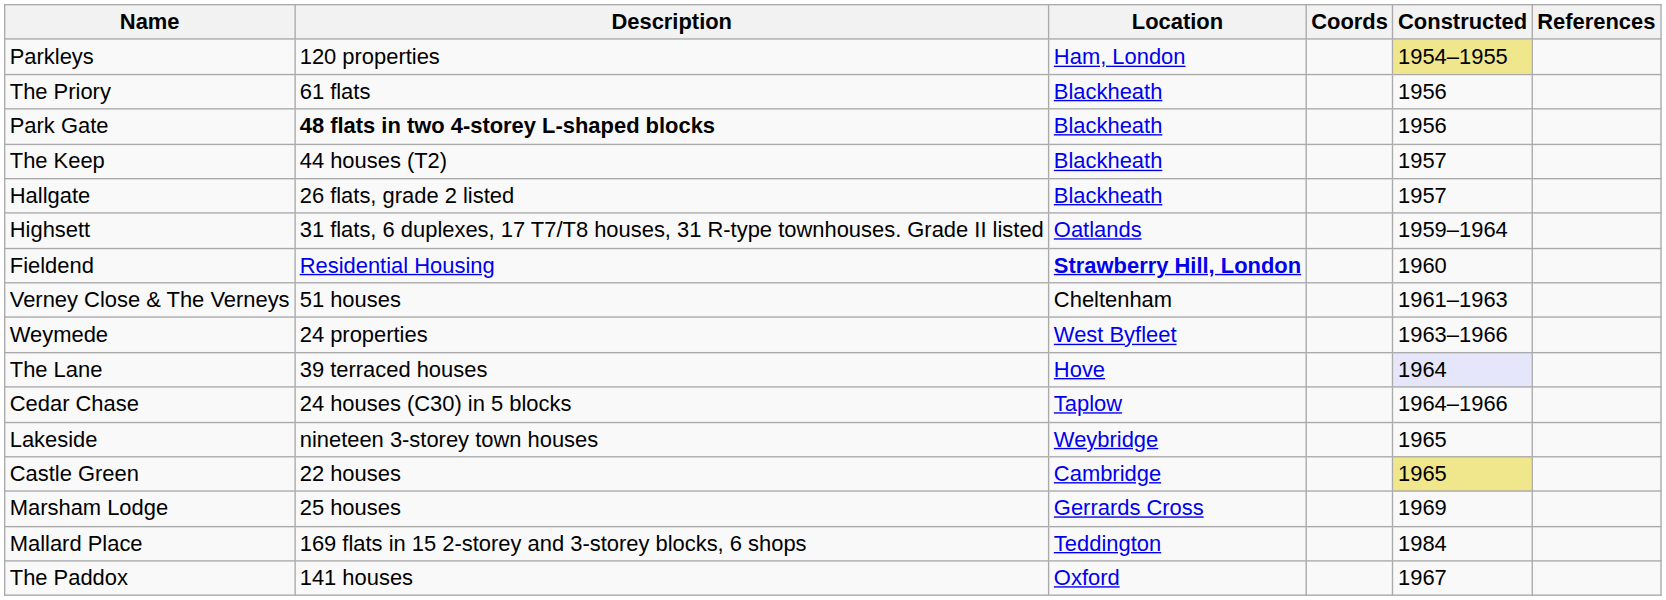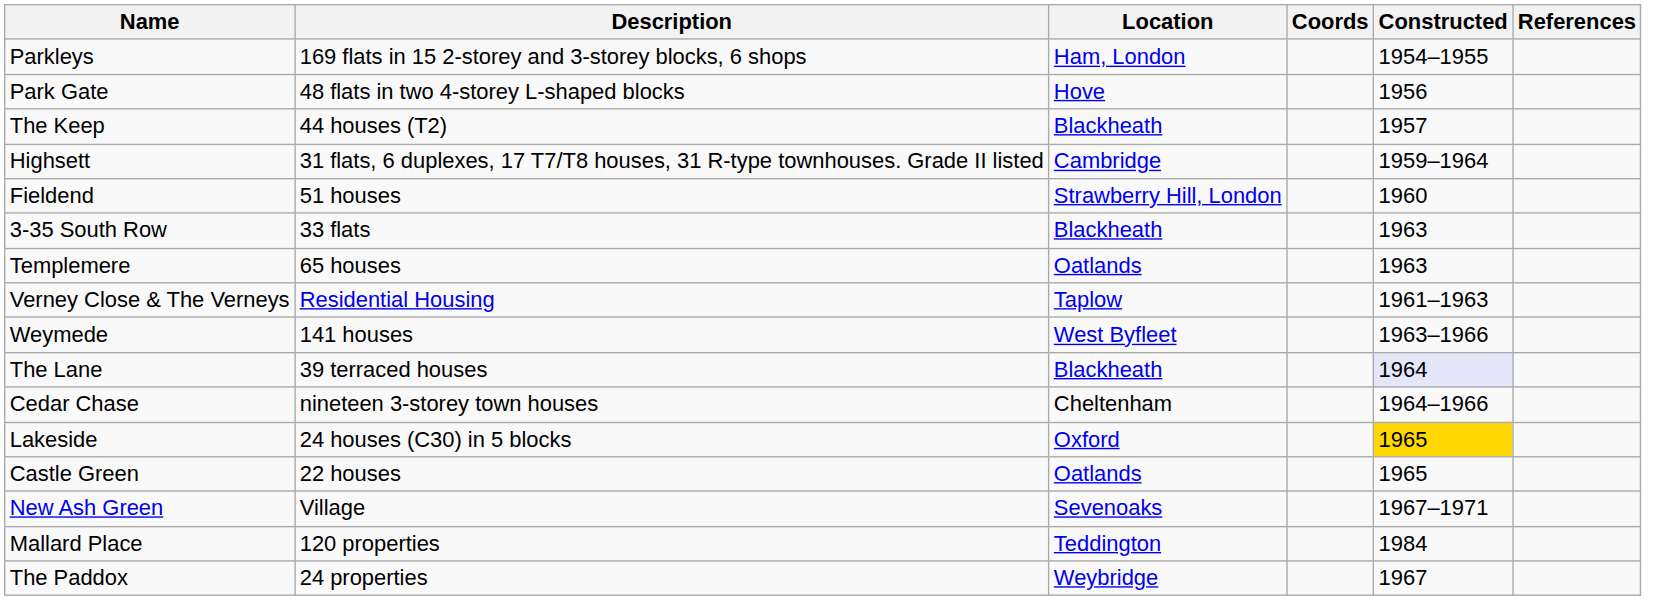(370, 56) 120 properties -> (553, 56) 169 flats in 15 2-storey and 3-storey blocks, 6 shops
(1453, 56) khaki background -> (1433, 56) no background
- row: (60, 91)
(507, 126) bold -> (492, 91) normal
(1108, 126) Blackheath -> (1079, 91) Hove
- row: (50, 195)
(1098, 230) Oatlands -> (1107, 160) Cambridge
(397, 265) Residential Housing -> (350, 195) 51 houses
(1177, 265) bold -> (1168, 195) normal
+ row: (88, 230)
+ row: (70, 265)
(350, 299) 51 houses -> (397, 299) Residential Housing
(1113, 299) Cheltenham -> (1088, 299) Taplow
(364, 334) 24 properties -> (356, 334) 141 houses
(1079, 369) Hove -> (1108, 369) Blackheath
(436, 404) 24 houses (C30) in 5 blocks -> (449, 404) nineteen 3-storey town houses
(1088, 404) Taplow -> (1113, 404) Cheltenham
(449, 439) nineteen 3-storey town houses -> (436, 439) 24 houses (C30) in 5 blocks
(1106, 439) Weybridge -> (1087, 439) Oxford
(1422, 439) no background -> (1403, 439) gold background
(1107, 473) Cambridge -> (1098, 473) Oatlands
(1422, 473) khaki background -> (1403, 473) no background
- row: (89, 508)
+ row: (86, 508)
(553, 543) 169 flats in 15 2-storey and 3-storey blocks, 6 shops -> (370, 543) 120 properties
(356, 578) 141 houses -> (364, 578) 24 properties
(1087, 578) Oxford -> (1106, 578) Weybridge
